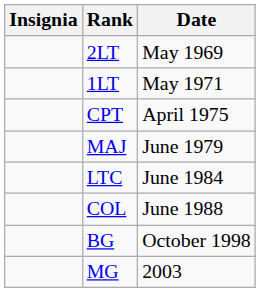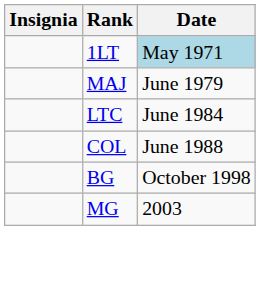- row: (103, 51)
(183, 83) no background -> (183, 51) lightblue background
- row: (105, 114)
